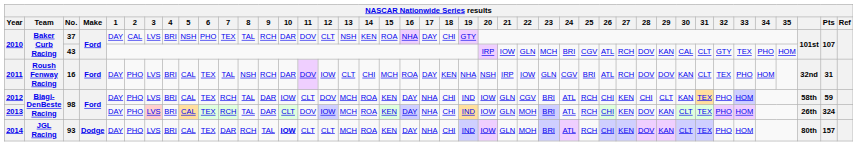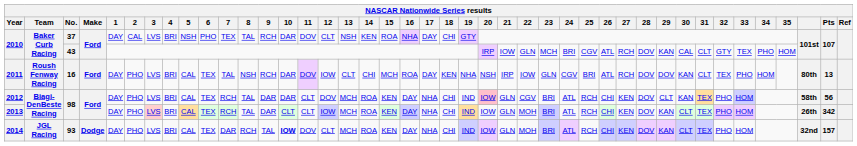(809, 74) 32nd -> (809, 74) 80th
(829, 74) 31 -> (829, 74) 13
(288, 97) IOW -> (288, 97) DAR
(488, 97) no background -> (488, 97) pink background
(646, 97) CHI -> (646, 97) DOV
(829, 97) 59 -> (829, 97) 56
(308, 112) DOV -> (308, 112) CLT
(829, 112) 324 -> (829, 112) 342
(308, 130) CLT -> (308, 130) DOV
(809, 130) 80th -> (809, 130) 32nd
